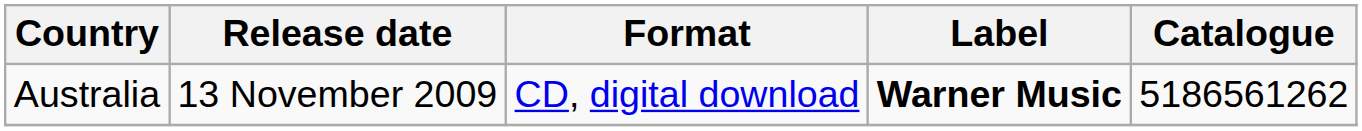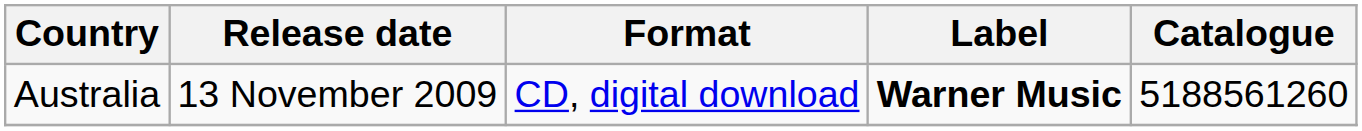(1244, 93) 5186561262 -> (1244, 93) 5188561260
